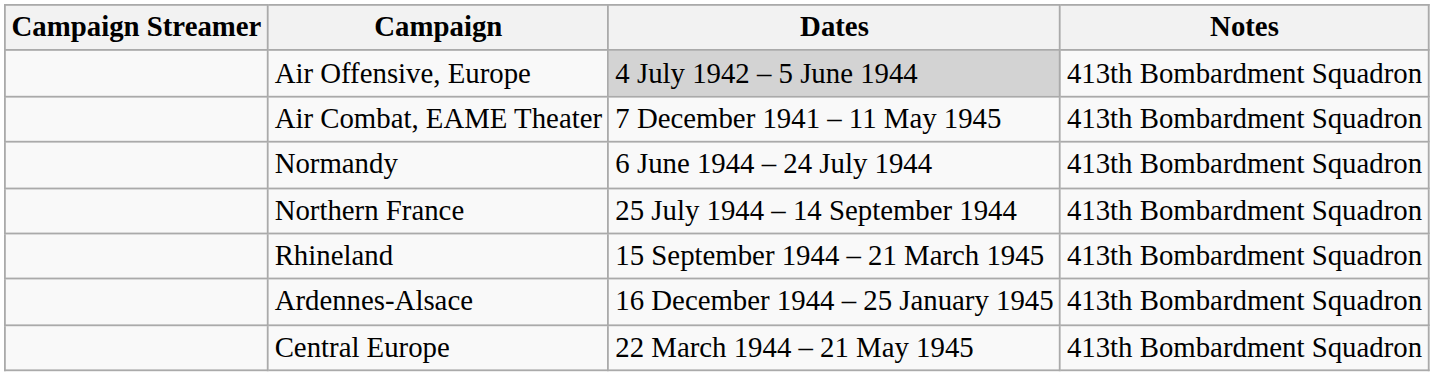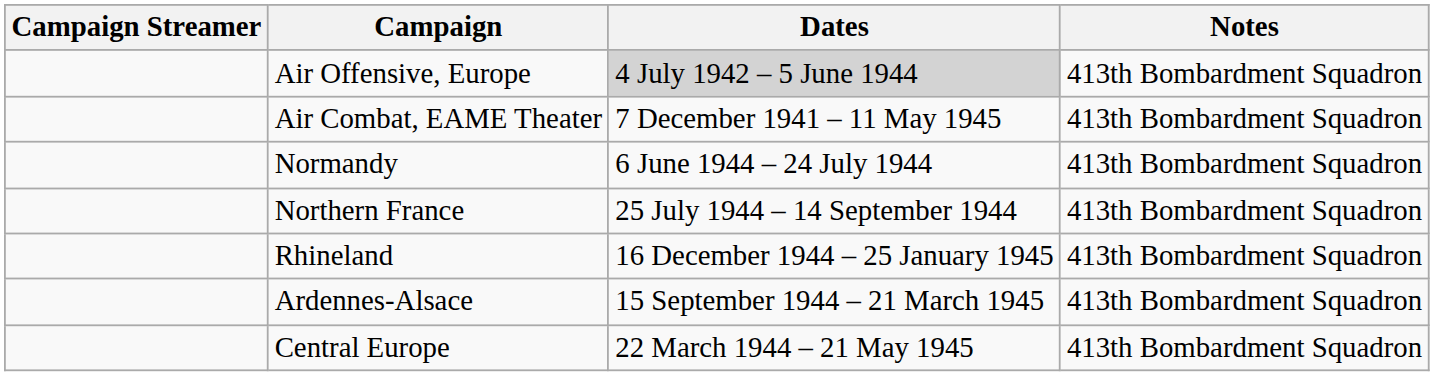(830, 255) 15 September 1944 – 21 March 1945 -> (834, 255) 16 December 1944 – 25 January 1945
(834, 301) 16 December 1944 – 25 January 1945 -> (830, 301) 15 September 1944 – 21 March 1945
